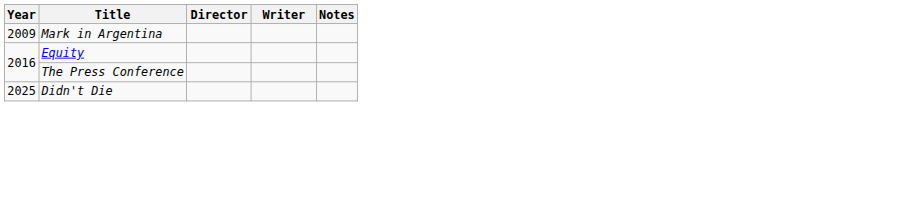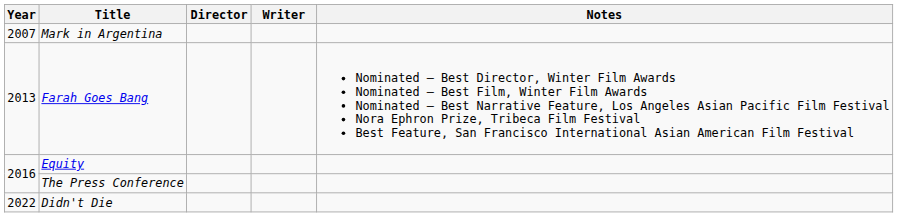(22, 33) 2009 -> (22, 33) 2007
+ row: (95, 99)
(22, 91) 2025 -> (22, 202) 2022
